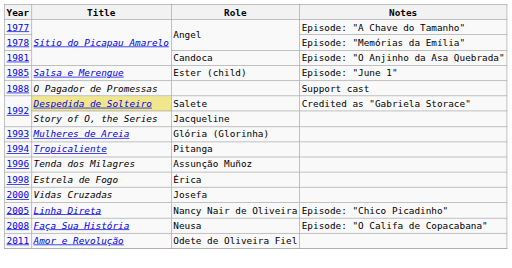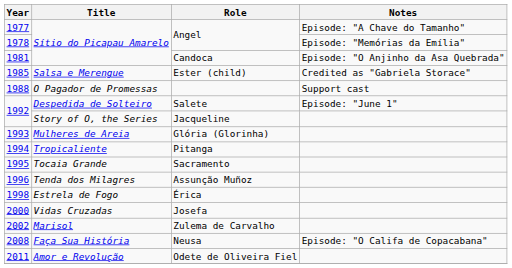(350, 73) Episode: "June 1" -> (386, 73) Credited as "Gabriela Storace"
(93, 104) khaki background -> (93, 104) no background
(386, 104) Credited as "Gabriela Storace" -> (350, 104) Episode: "June 1"
+ row: (18, 165)
+ row: (18, 226)
- row: (18, 210)
